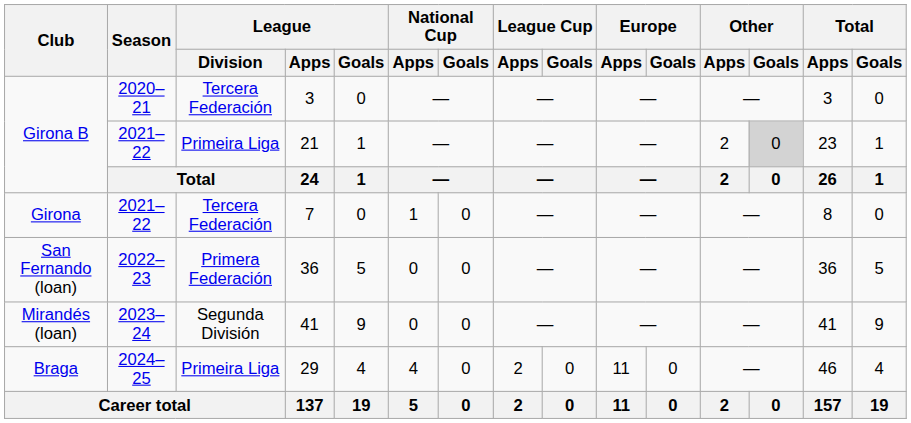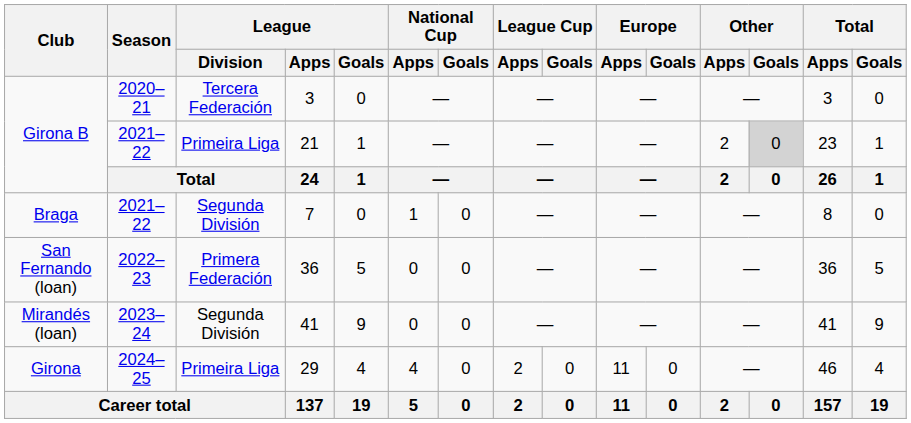(56, 215) Girona -> (56, 215) Braga
(230, 215) Tercera Federación -> (230, 215) Segunda División
(56, 369) Braga -> (56, 369) Girona
